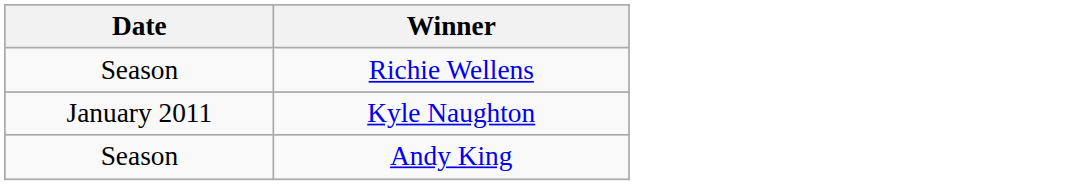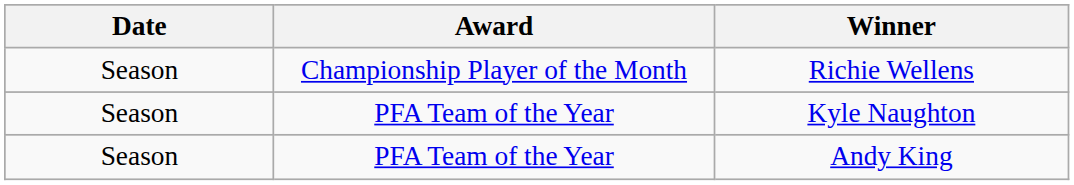+ column: (494, 26)
(139, 112) January 2011 -> (139, 112) Season
